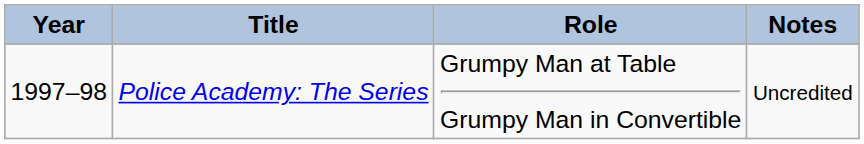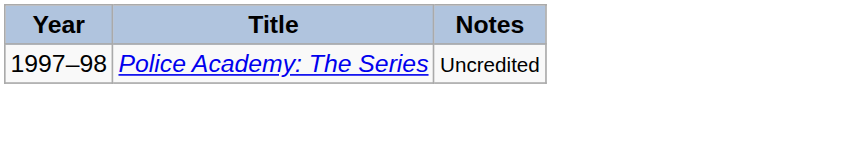- column: (591, 25)
